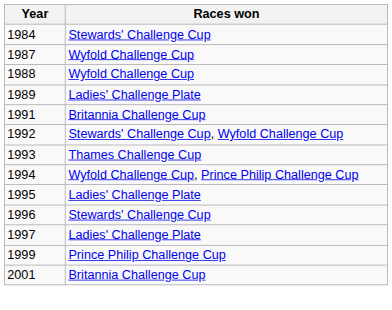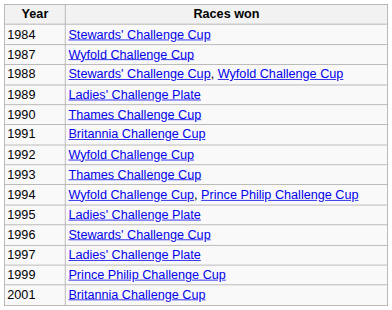(131, 74) Wyfold Challenge Cup -> (206, 74) Stewards' Challenge Cup, Wyfold Challenge Cup
+ row: (21, 114)
(206, 134) Stewards' Challenge Cup, Wyfold Challenge Cup -> (131, 154) Wyfold Challenge Cup
